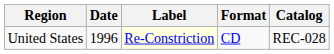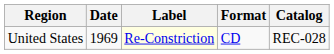(104, 37) 1996 -> (104, 37) 1969
